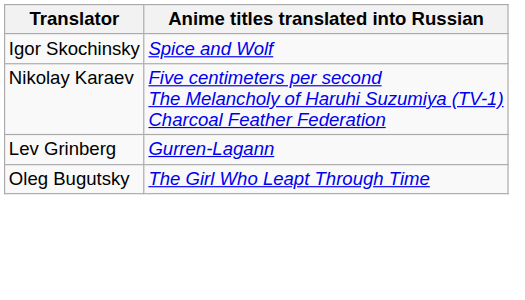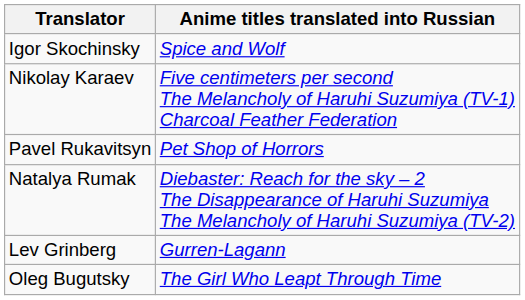+ row: (80, 149)
+ row: (72, 178)
